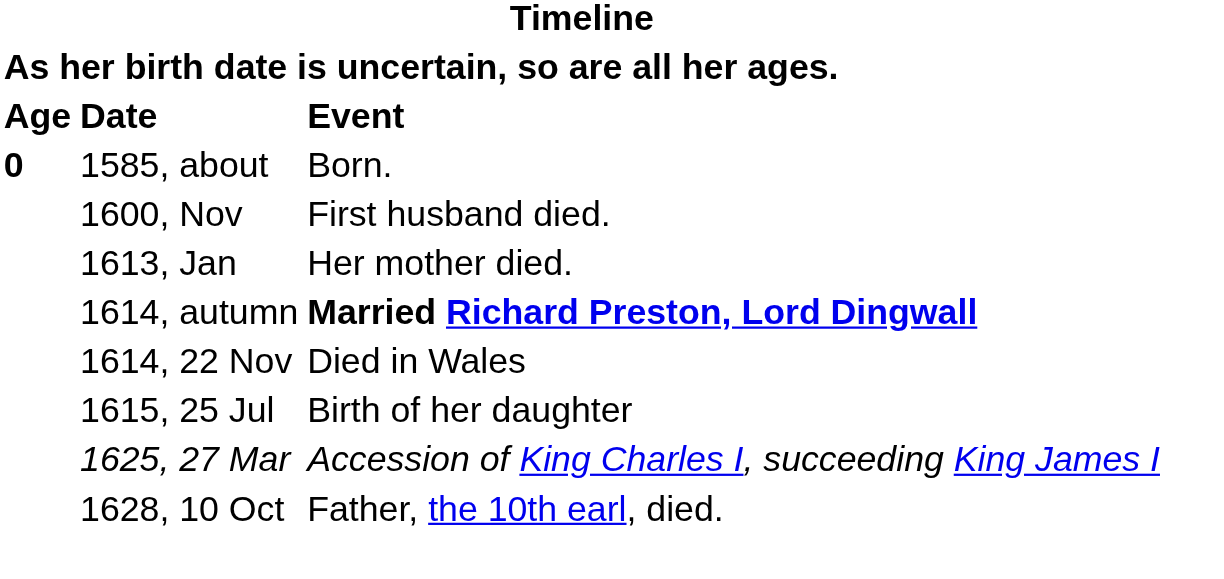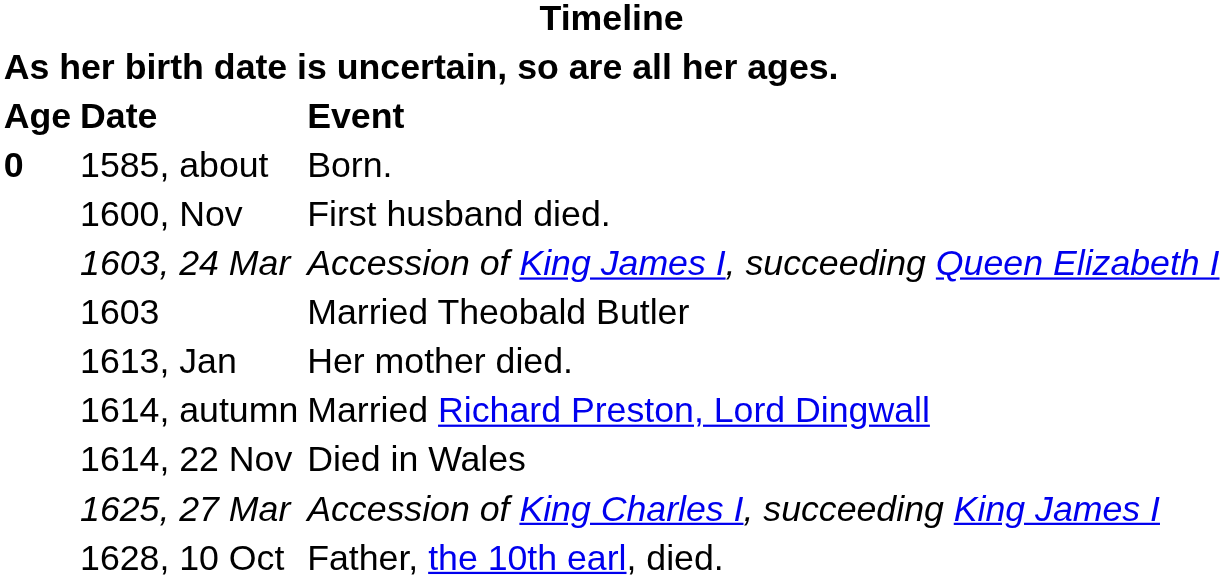+ row: (185, 263)
+ row: (120, 312)
(642, 312) bold -> (619, 410) normal
- row: (177, 410)
